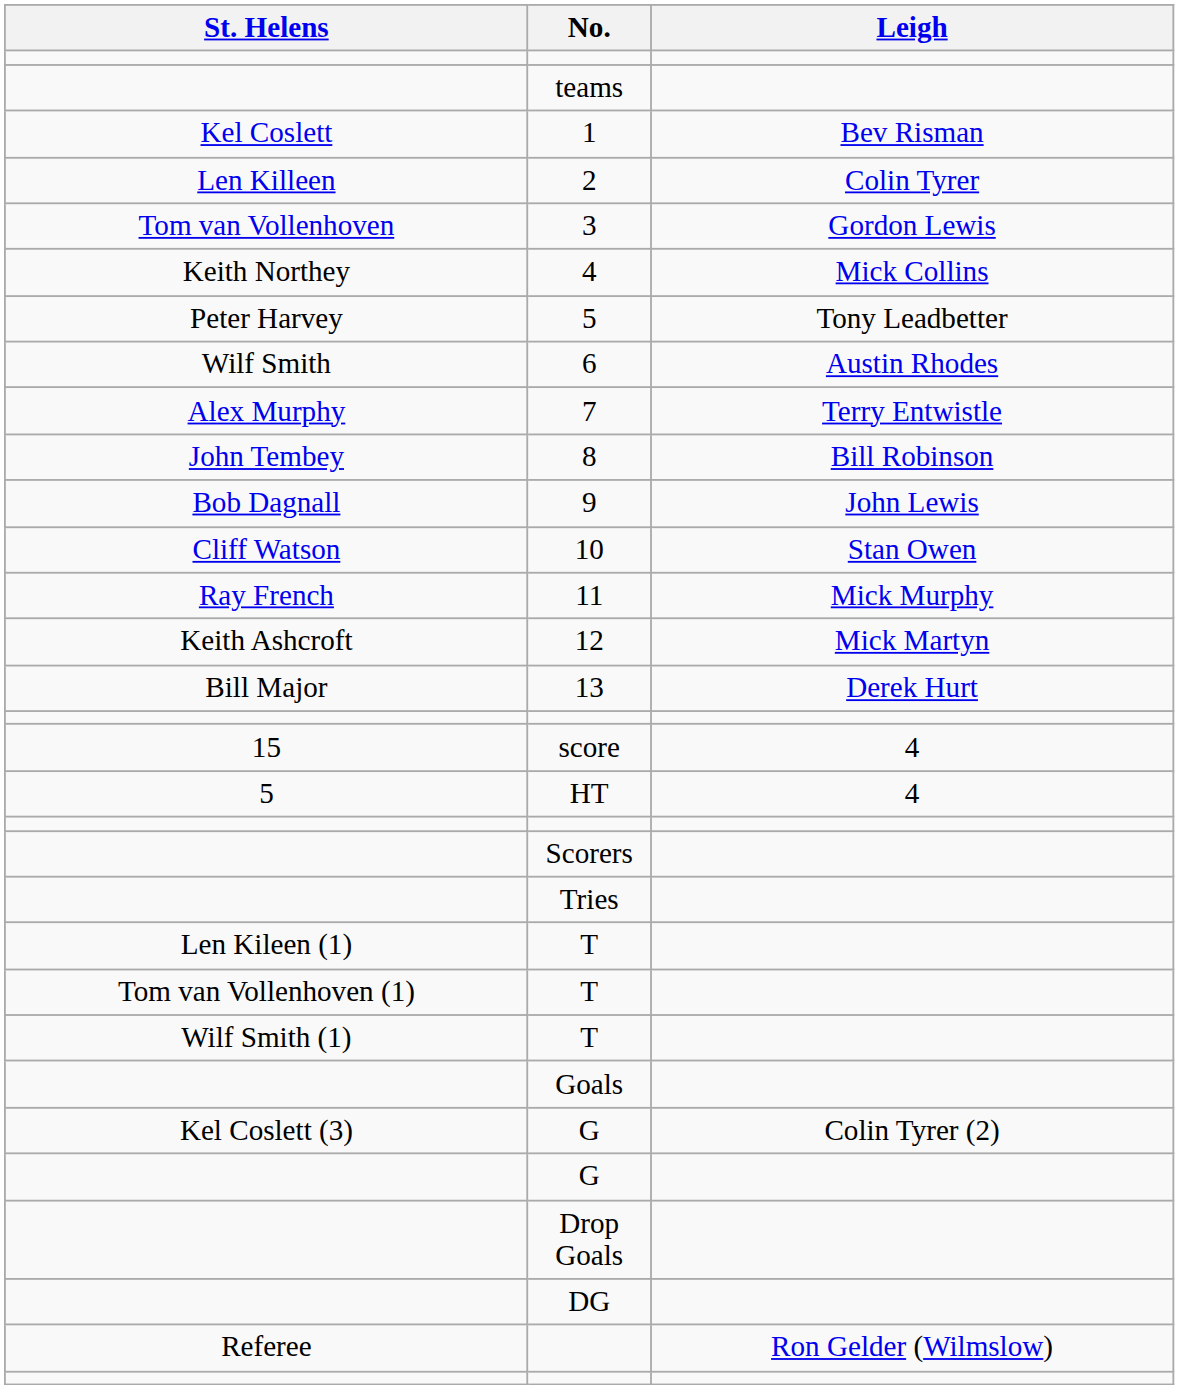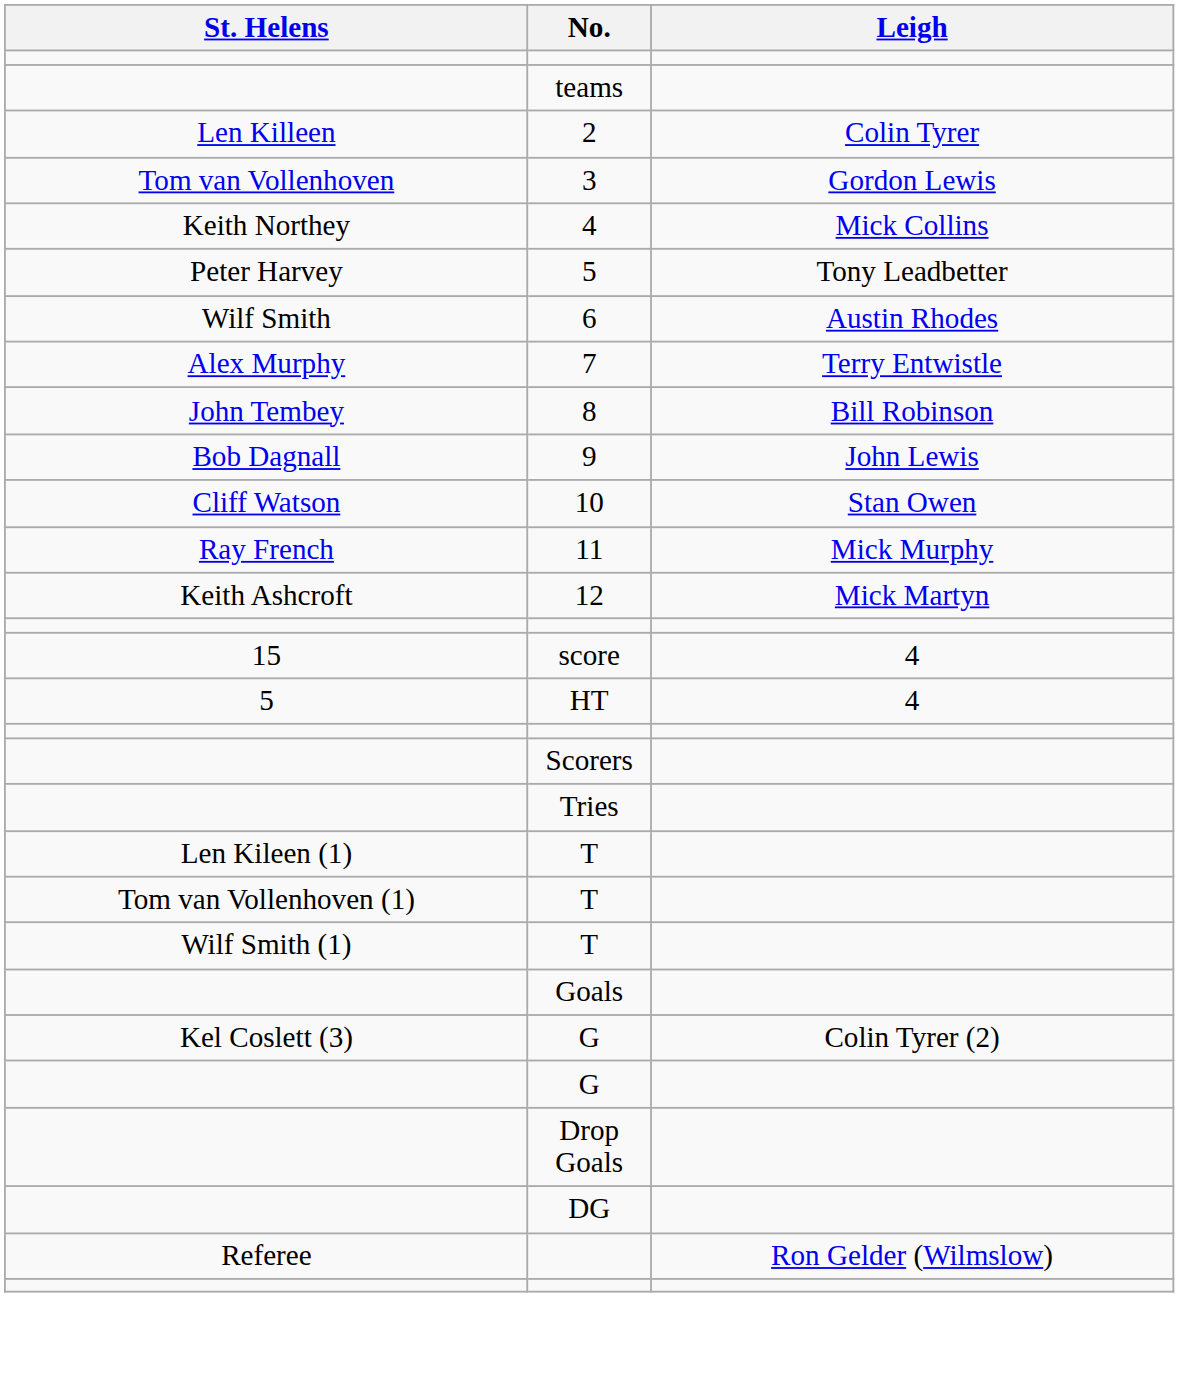- row: (266, 133)
- row: (266, 687)
